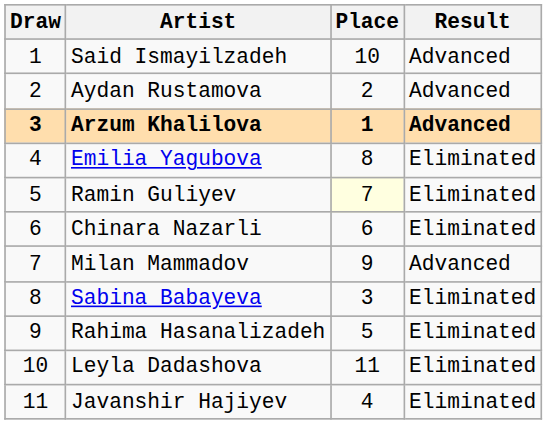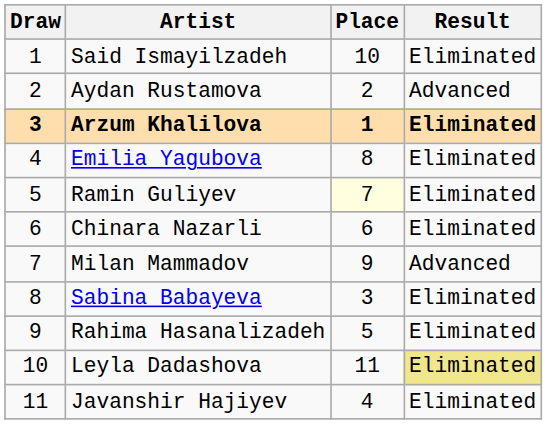(460, 57) Advanced -> (473, 57) Eliminated
(460, 126) Advanced -> (473, 126) Eliminated
(473, 367) no background -> (473, 367) khaki background
